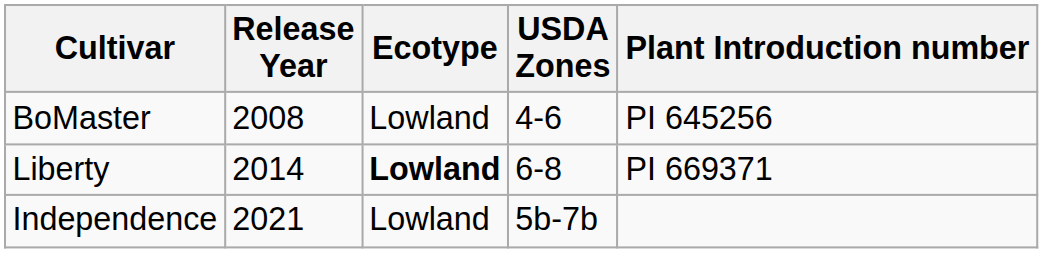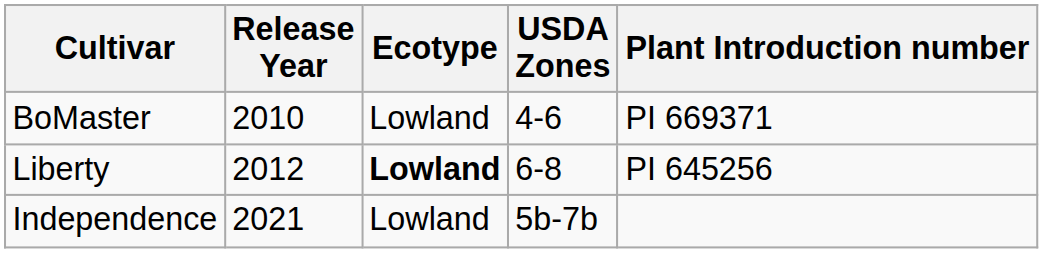(268, 117) 2008 -> (268, 117) 2010
(699, 117) PI 645256 -> (699, 117) PI 669371
(268, 169) 2014 -> (268, 169) 2012
(699, 169) PI 669371 -> (699, 169) PI 645256
